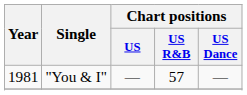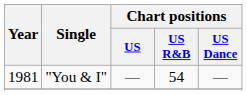(176, 77) 57 -> (176, 77) 54
